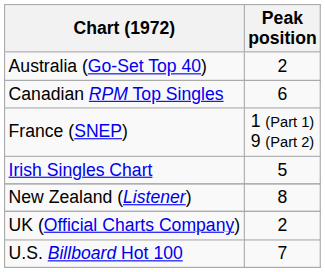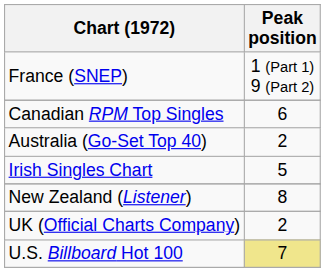rows swapped: (108, 66) <-> (68, 131)
(282, 253) no background -> (282, 253) khaki background
